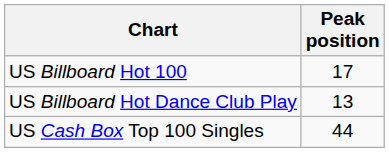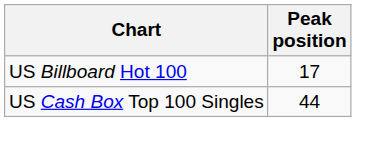- row: (153, 101)
